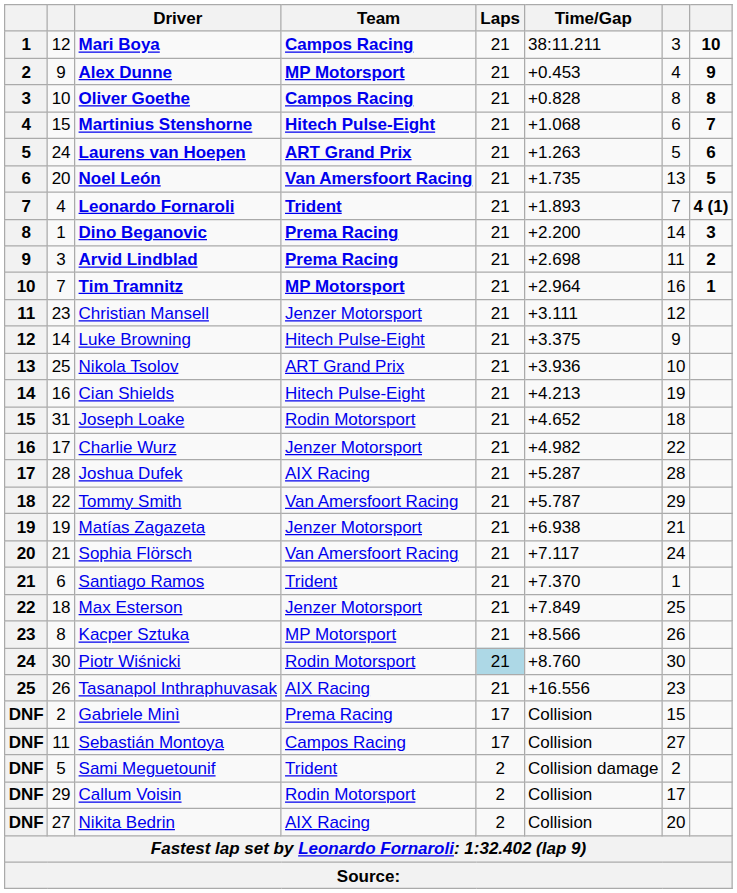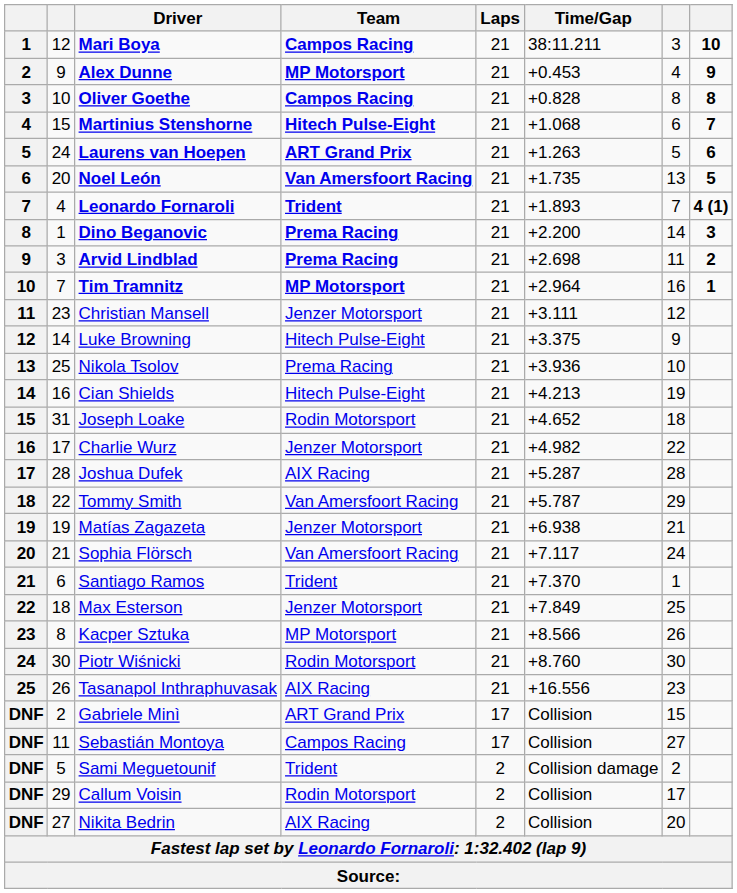(345, 366) ART Grand Prix -> (339, 366) Prema Racing
(500, 661) lightblue background -> (500, 661) no background
(339, 714) Prema Racing -> (345, 714) ART Grand Prix
